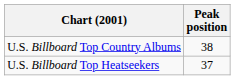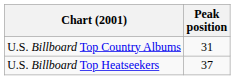(207, 46) 38 -> (207, 46) 31
